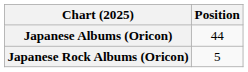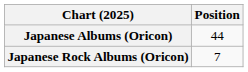(217, 56) 5 -> (217, 56) 7
